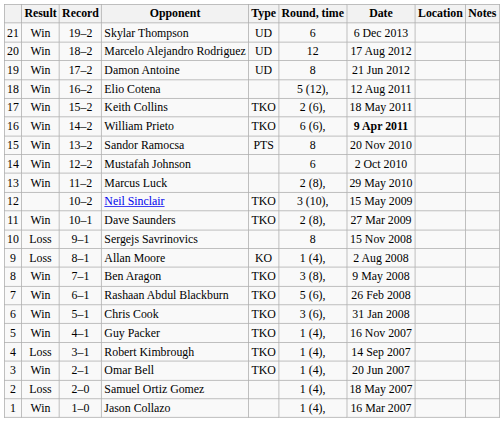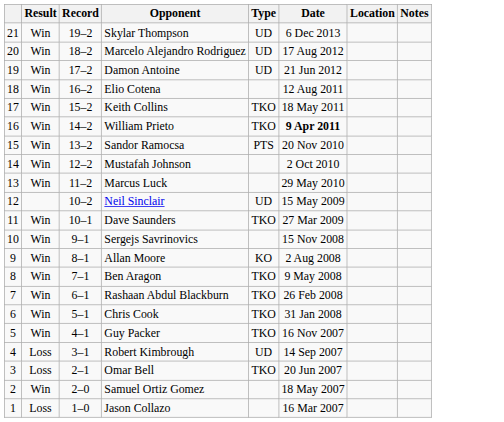- column: (313, 13)
(264, 201) TKO -> (264, 201) UD
(41, 239) Loss -> (41, 239) Win
(41, 257) Loss -> (41, 257) Win
(264, 351) TKO -> (264, 351) UD
(41, 370) Win -> (41, 370) Loss
(41, 389) Loss -> (41, 389) Win
(41, 408) Win -> (41, 408) Loss
